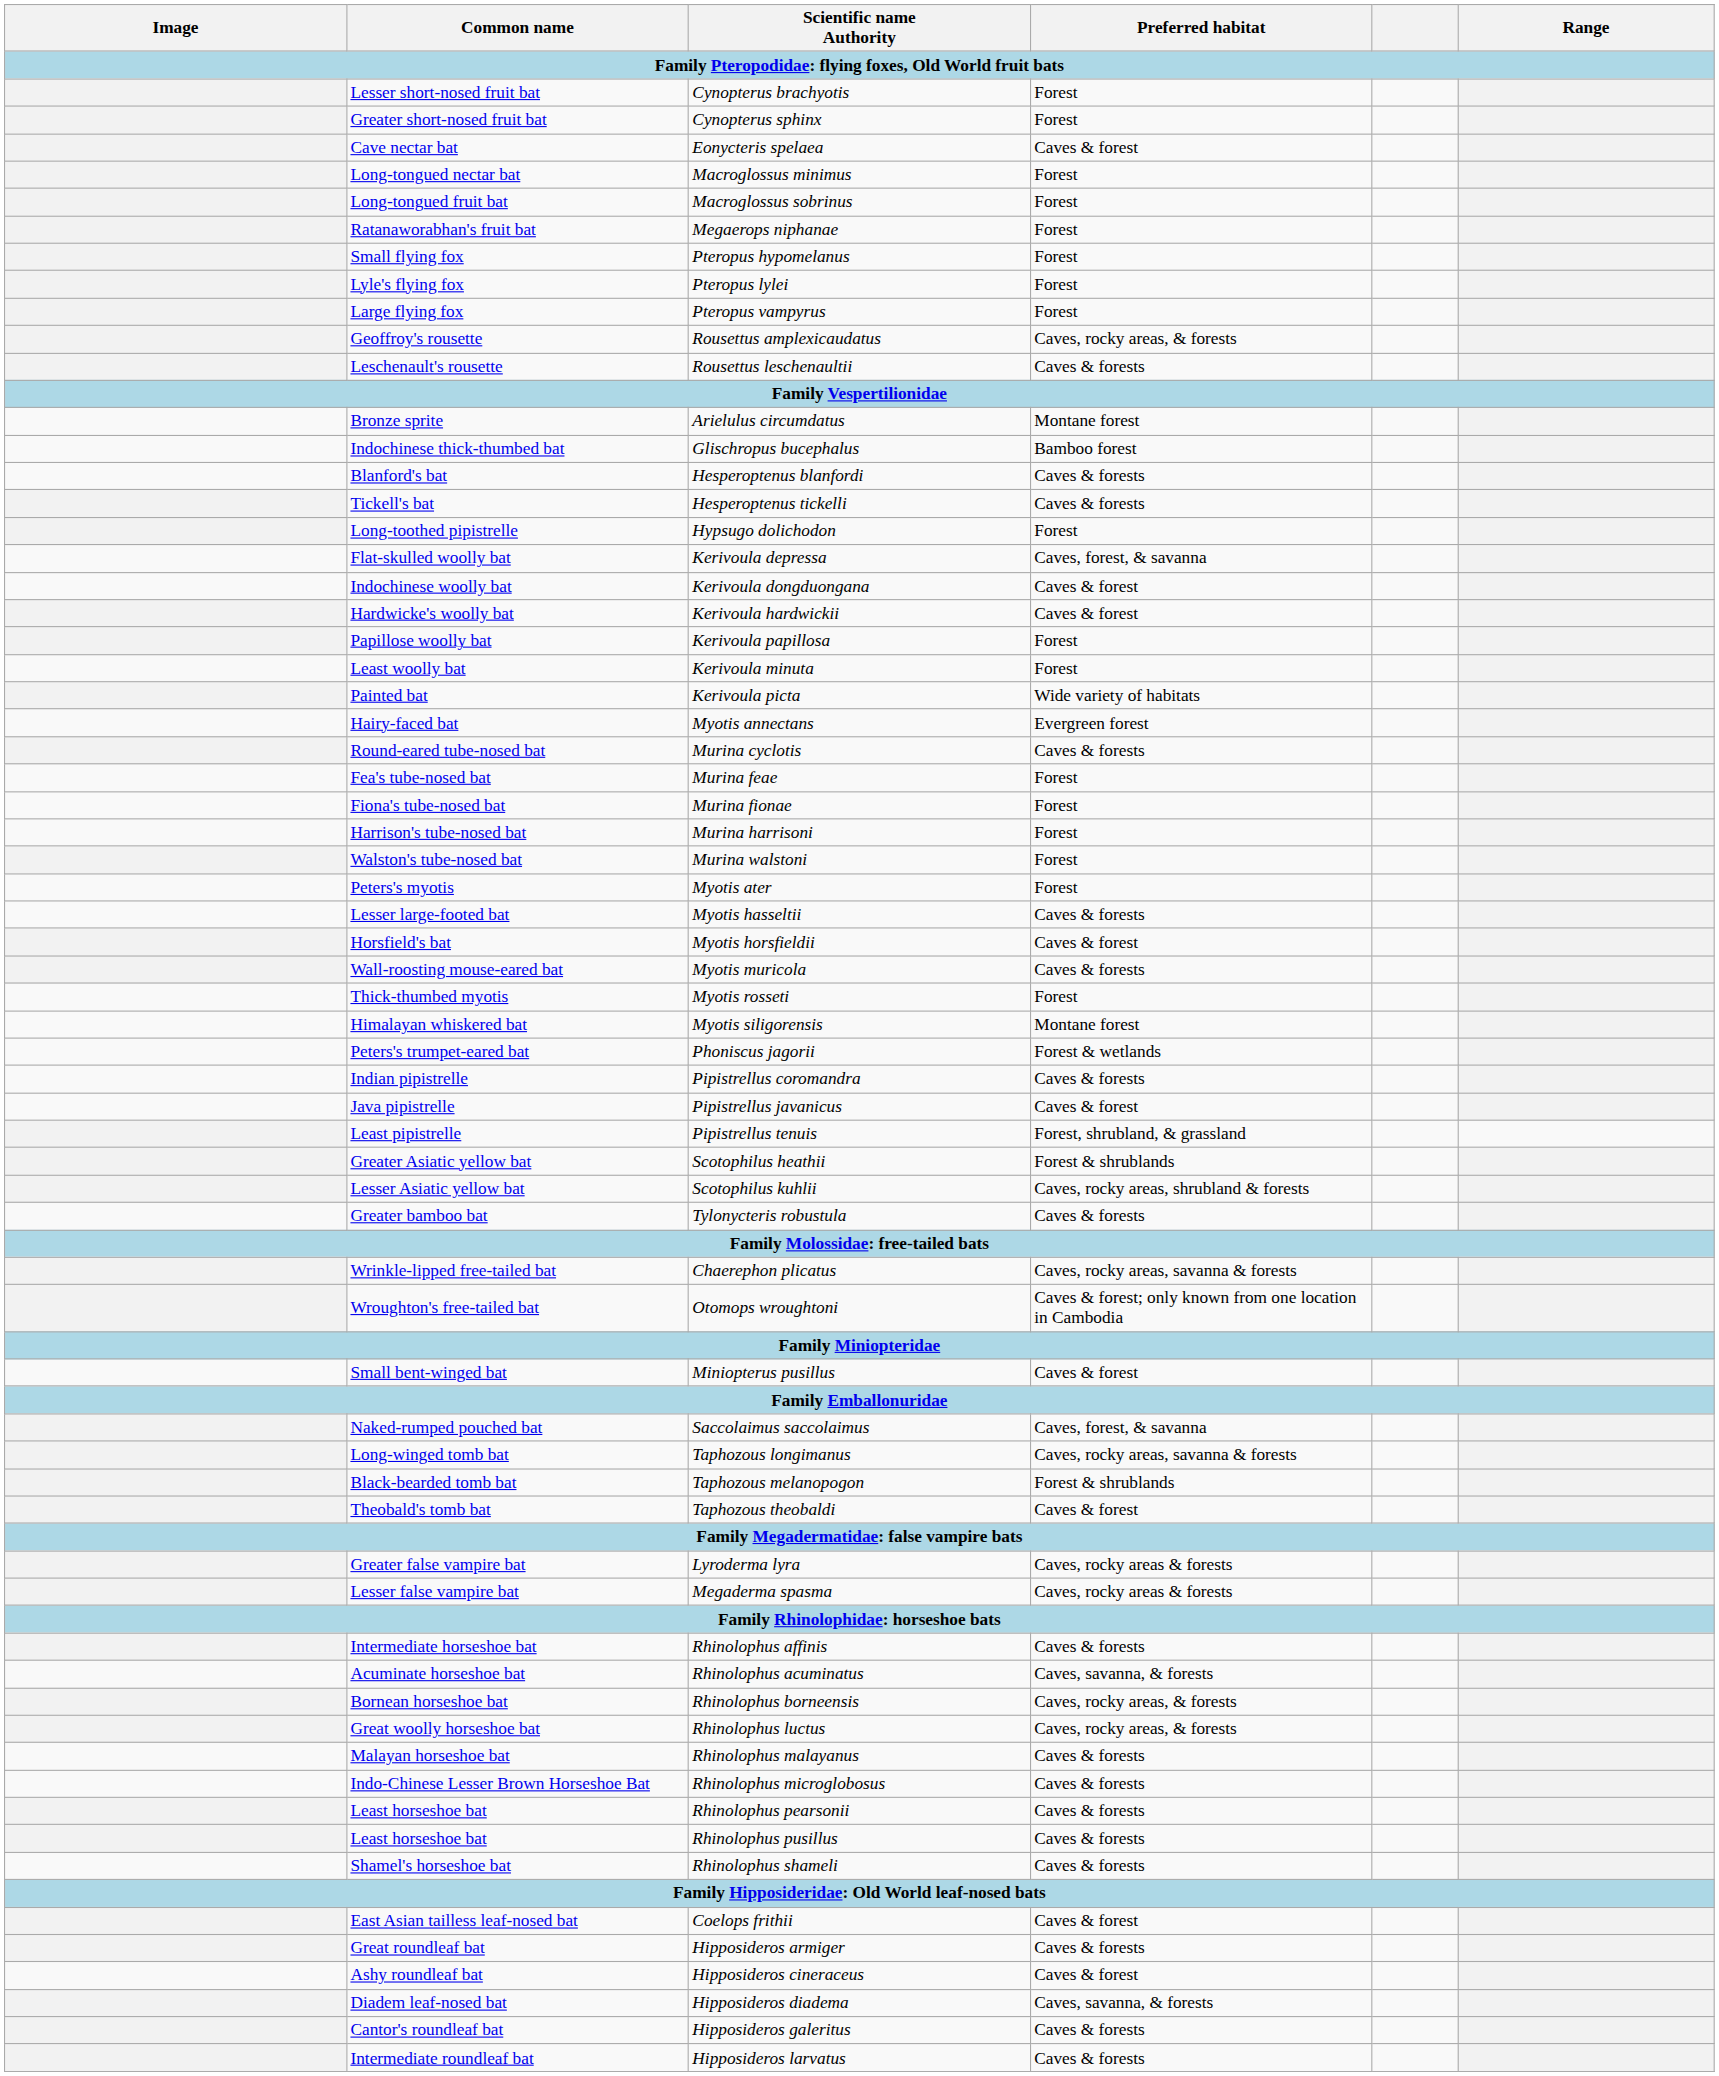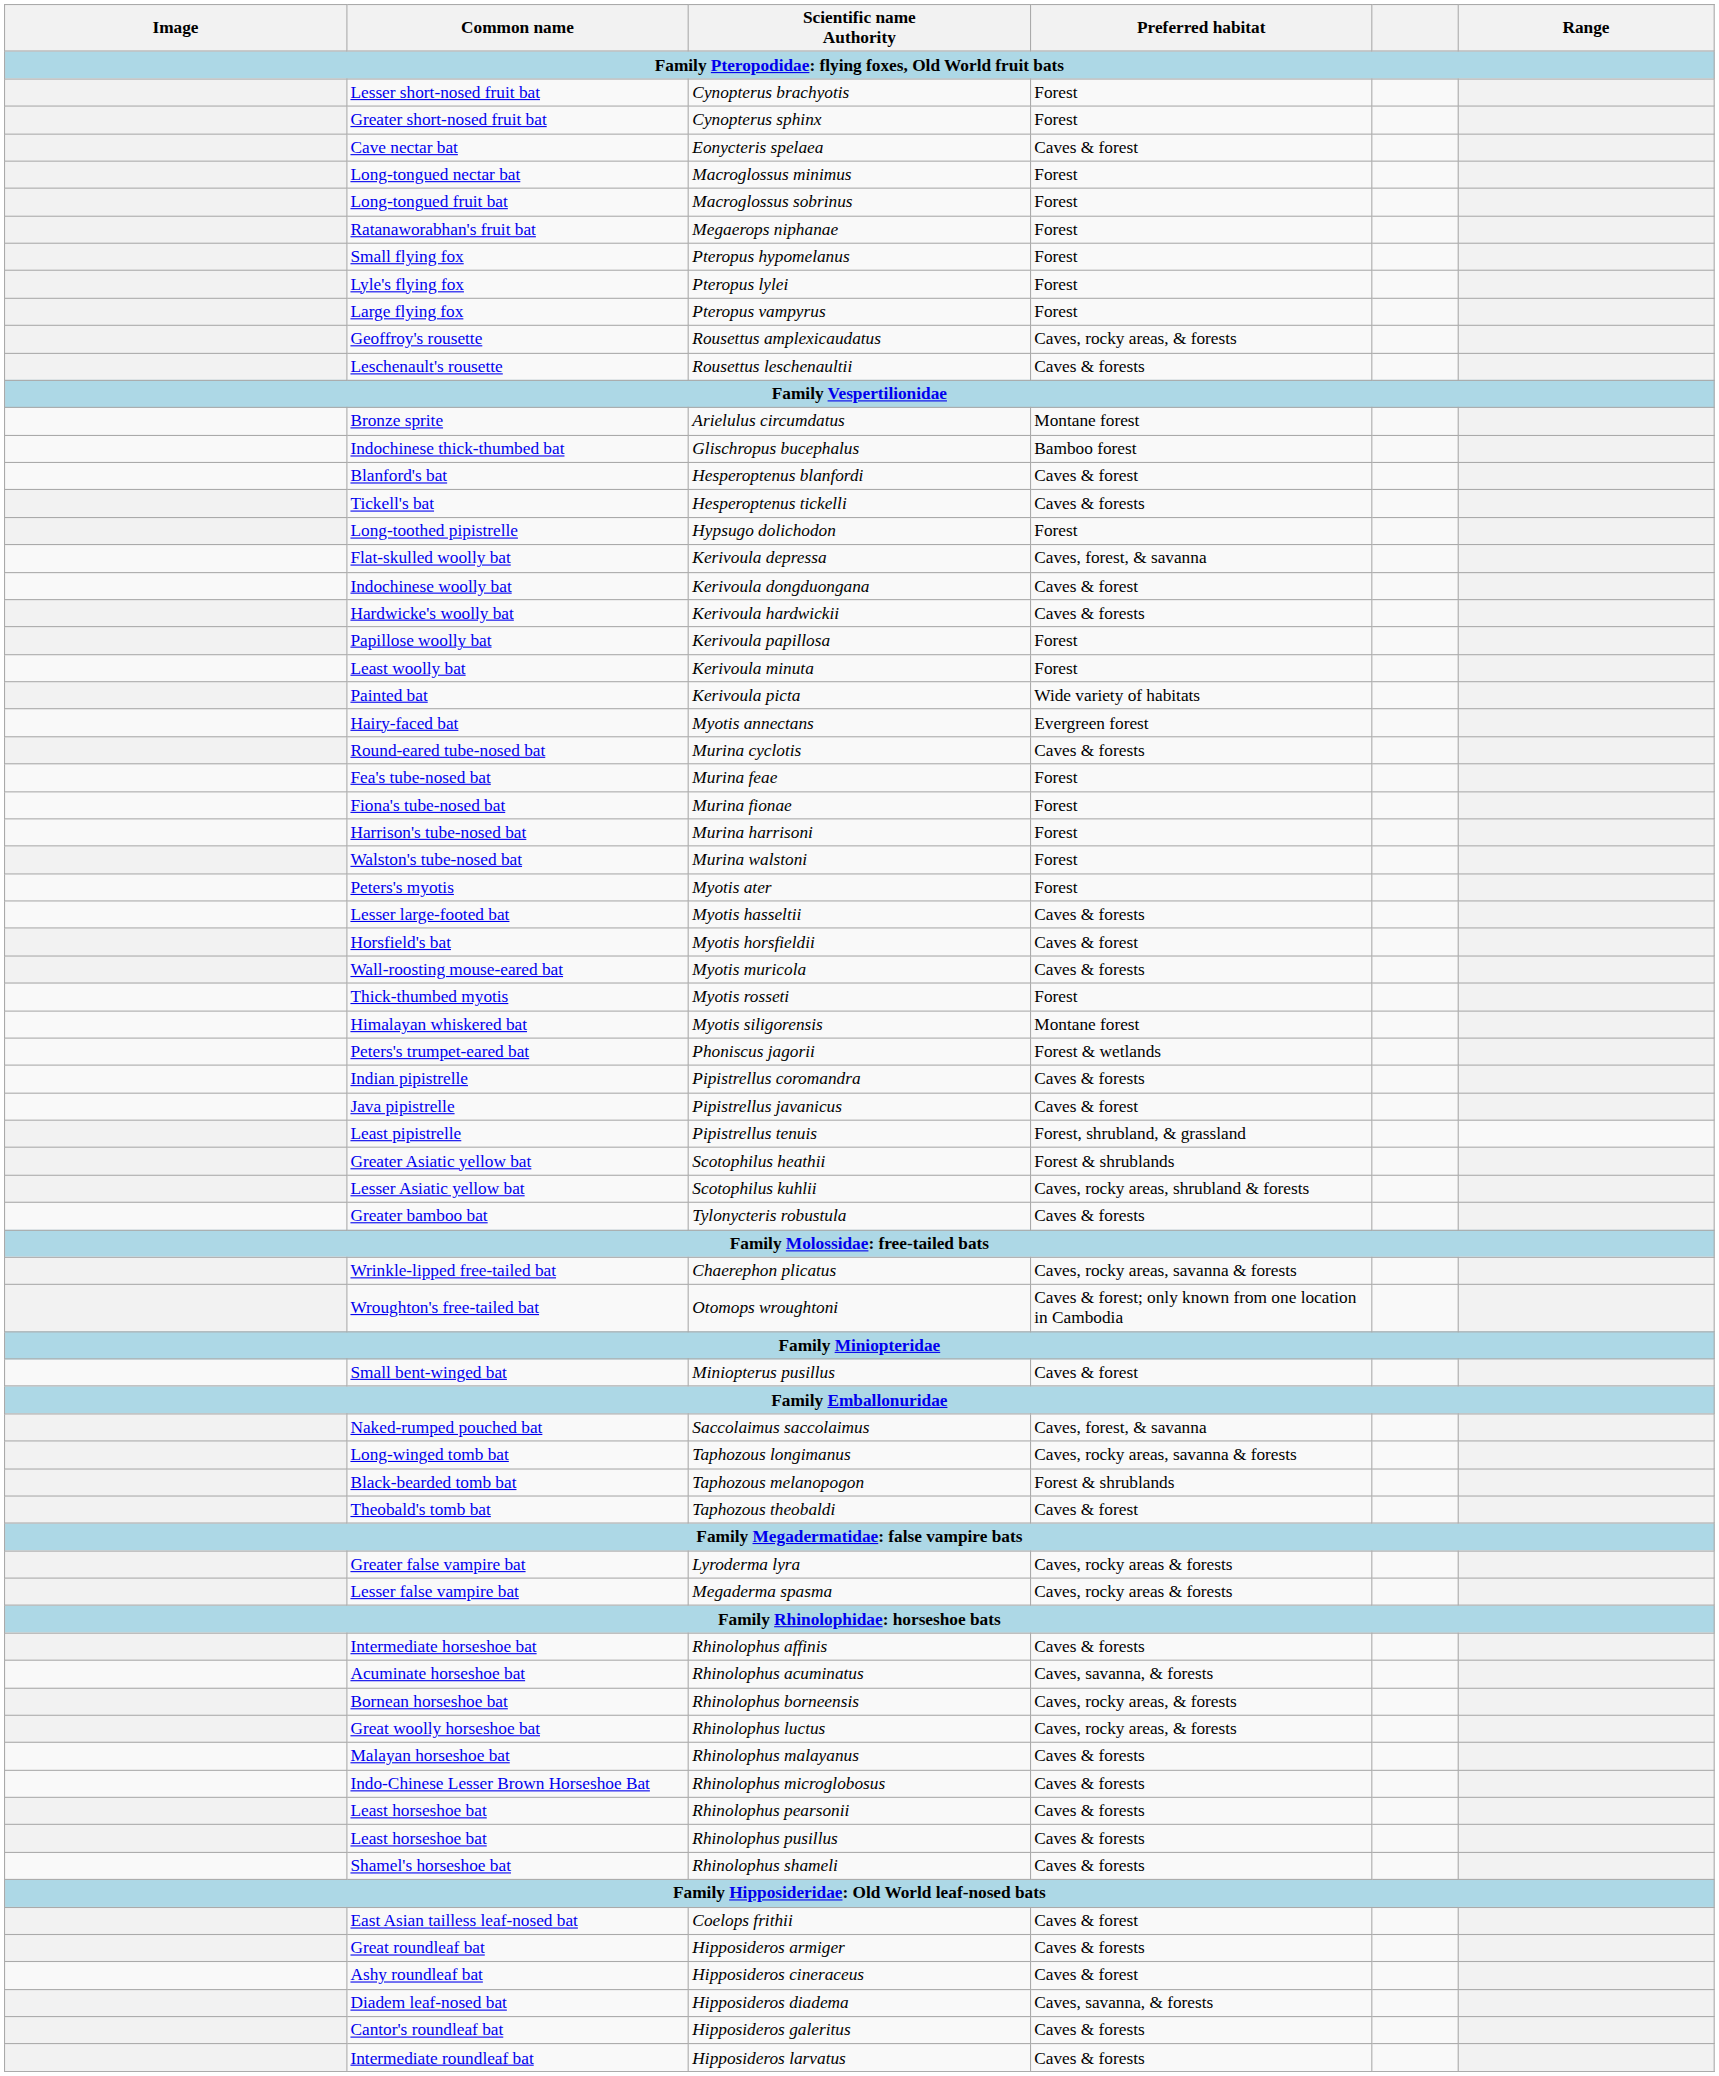(1089, 476) Caves & forests -> (1086, 476) Caves & forest
(1086, 613) Caves & forest -> (1089, 613) Caves & forests
